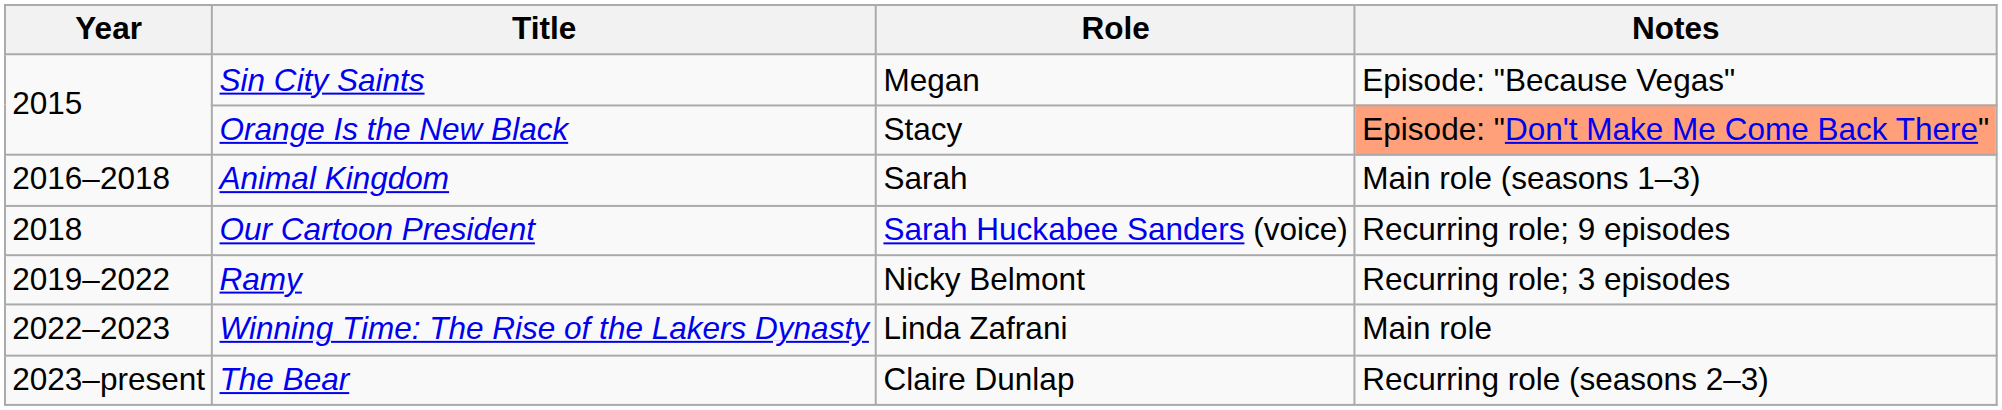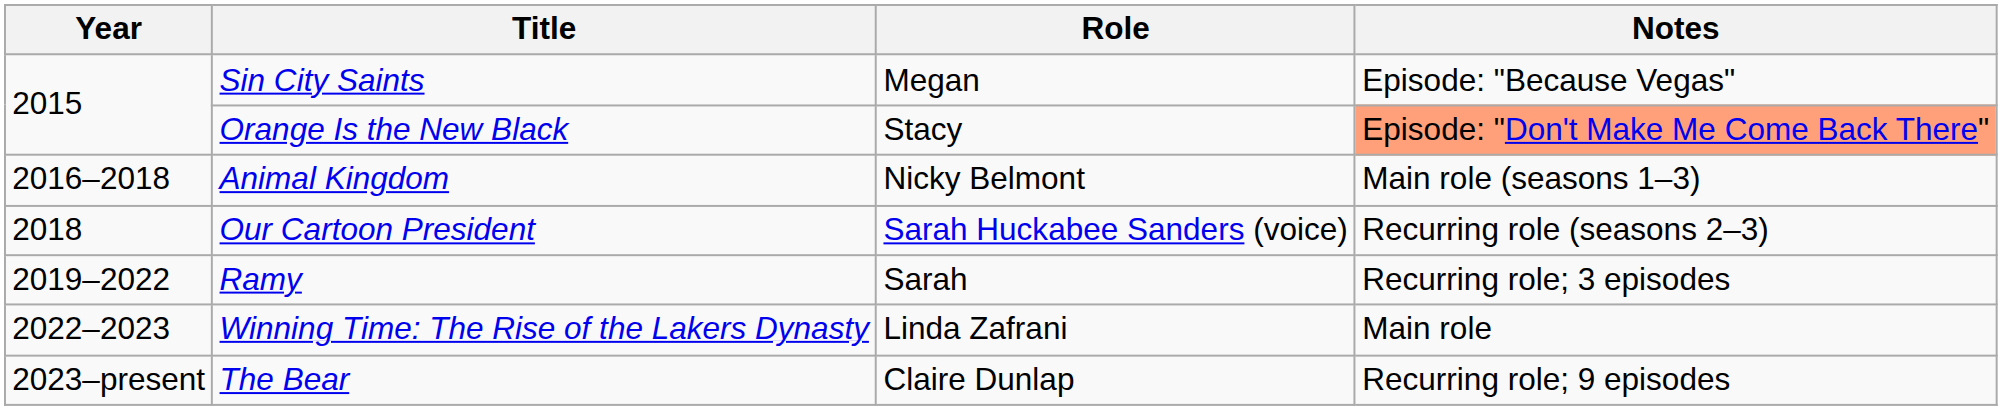(926, 179) Sarah -> (984, 179) Nicky Belmont
(1546, 229) Recurring role; 9 episodes -> (1566, 229) Recurring role (seasons 2–3)
(984, 279) Nicky Belmont -> (926, 279) Sarah
(1566, 379) Recurring role (seasons 2–3) -> (1546, 379) Recurring role; 9 episodes
